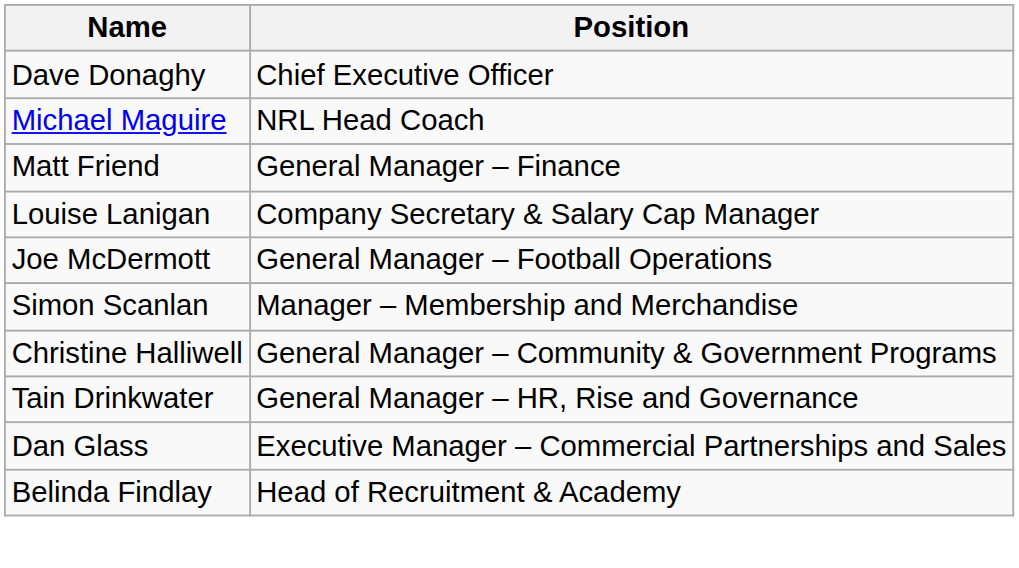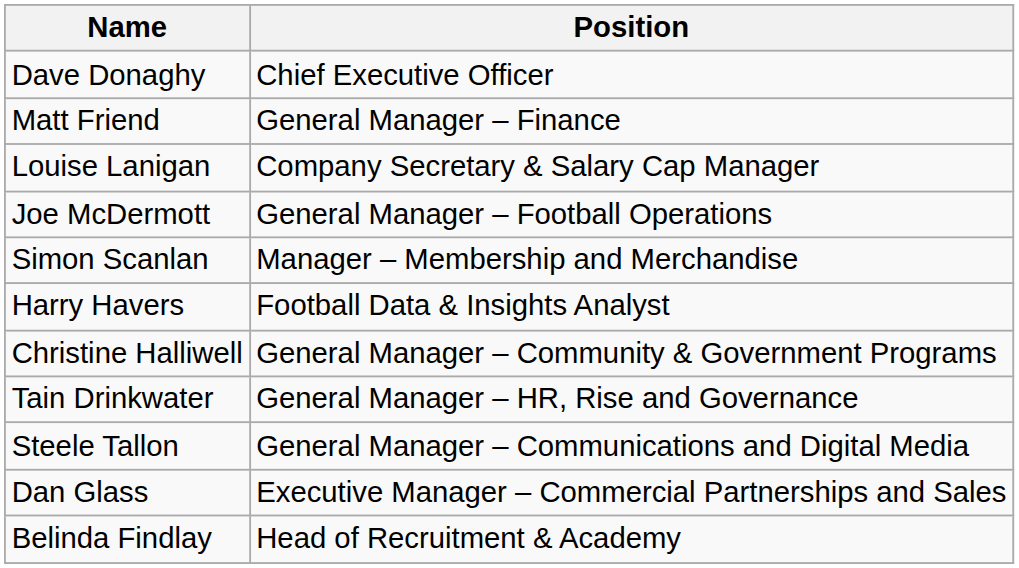- row: (119, 120)
+ row: (98, 306)
+ row: (95, 445)
